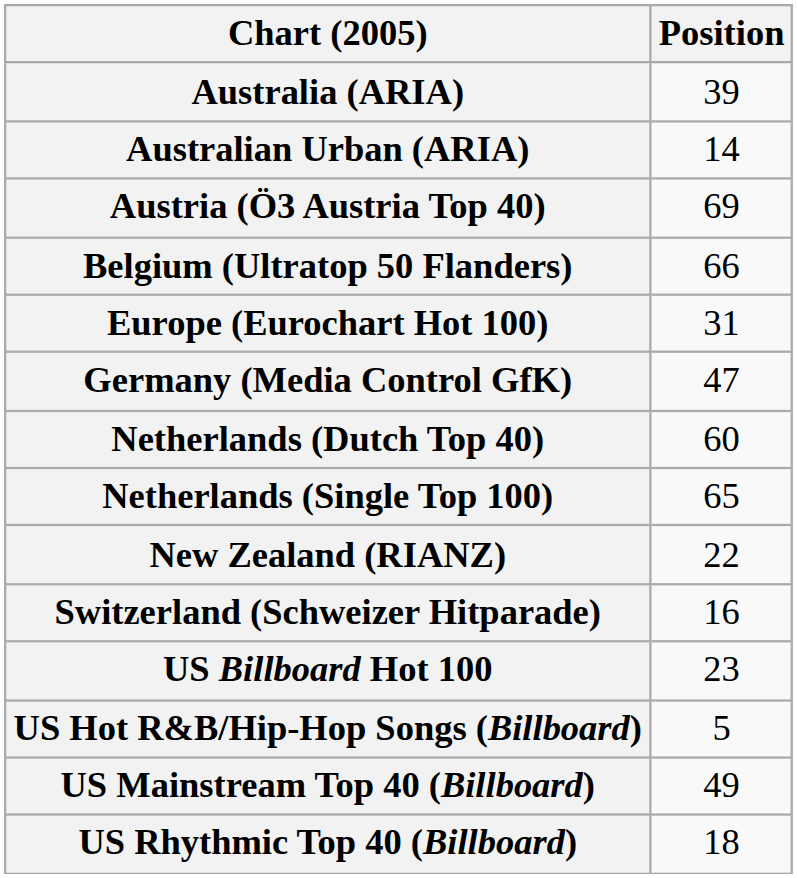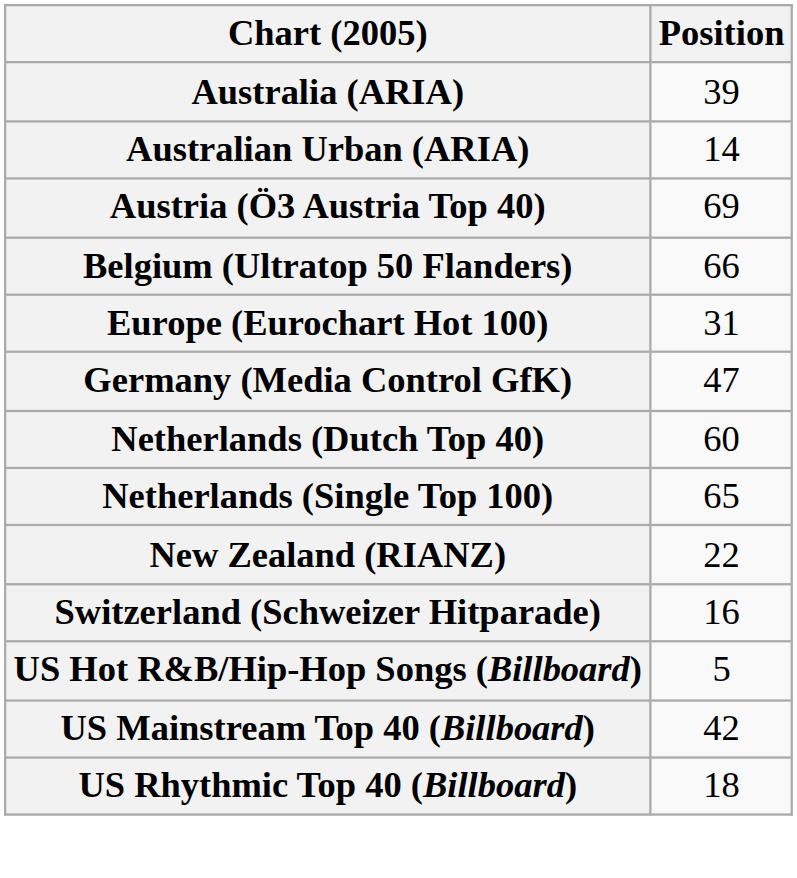- row: (328, 669)
(722, 785) 49 -> (722, 727) 42
